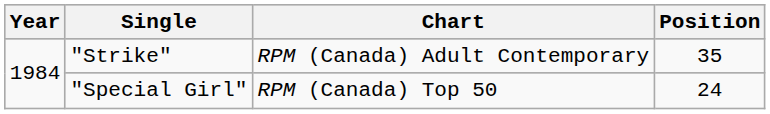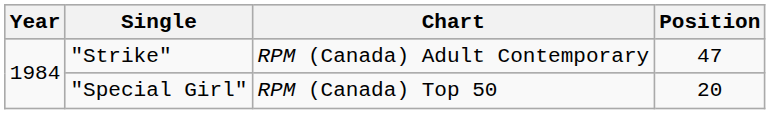(710, 56) 35 -> (710, 56) 47
(710, 91) 24 -> (710, 91) 20
